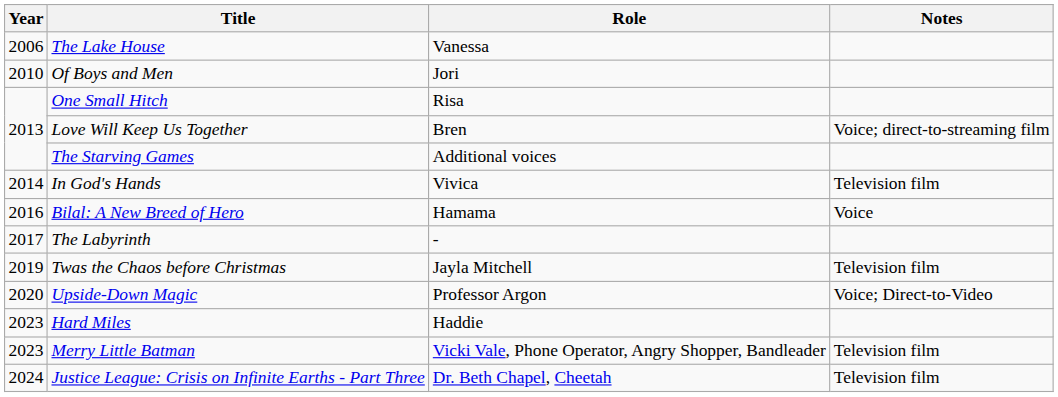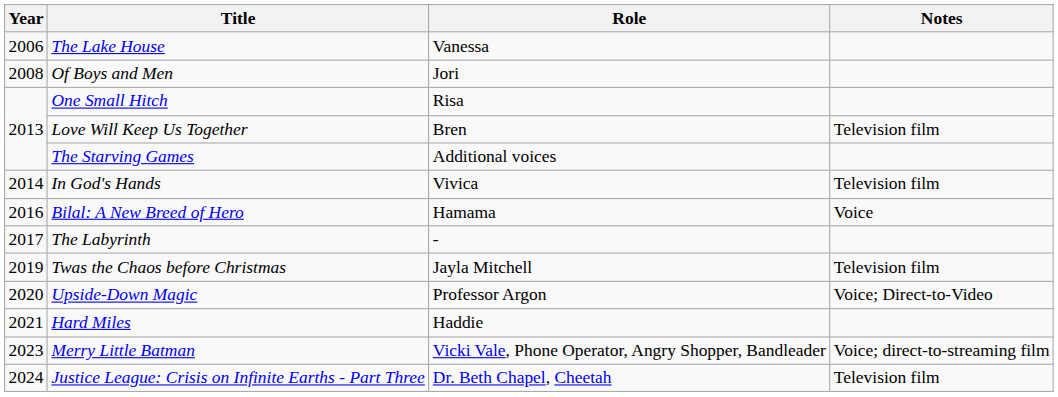(26, 73) 2010 -> (26, 73) 2008
(942, 128) Voice; direct-to-streaming film -> (887, 128) Television film
(26, 322) 2023 -> (26, 322) 2021
(887, 350) Television film -> (942, 350) Voice; direct-to-streaming film
